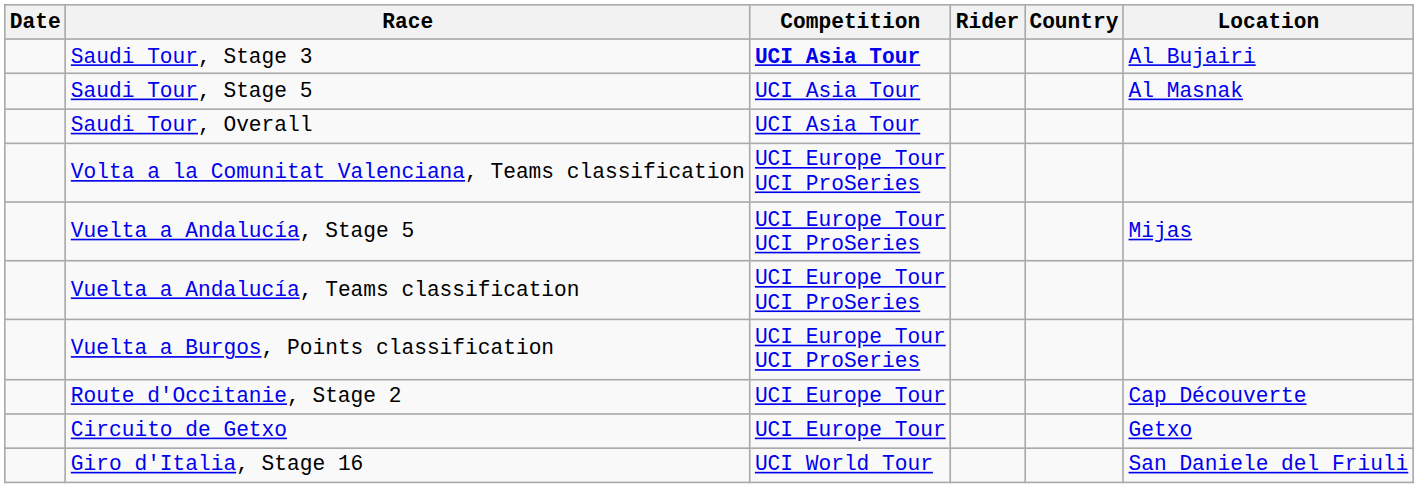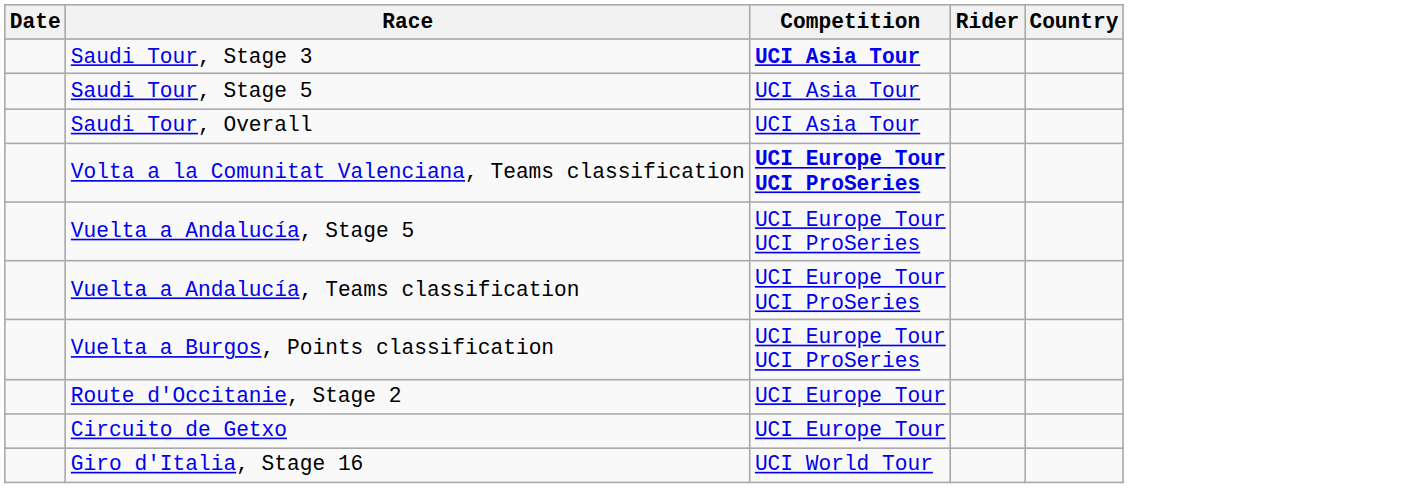- column: (1268, 22)
(850, 172) normal -> (850, 172) bold
